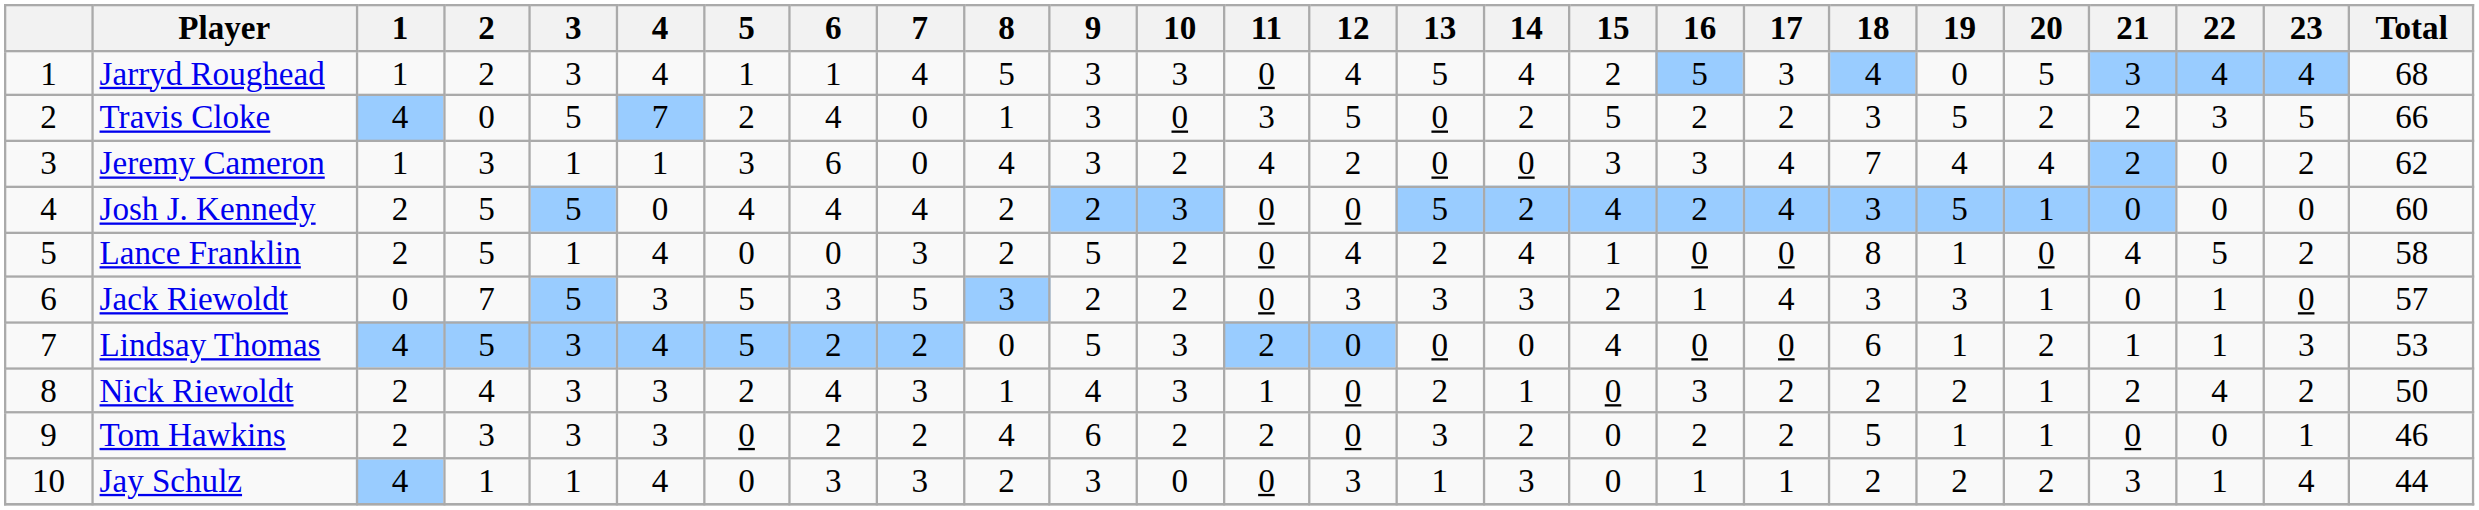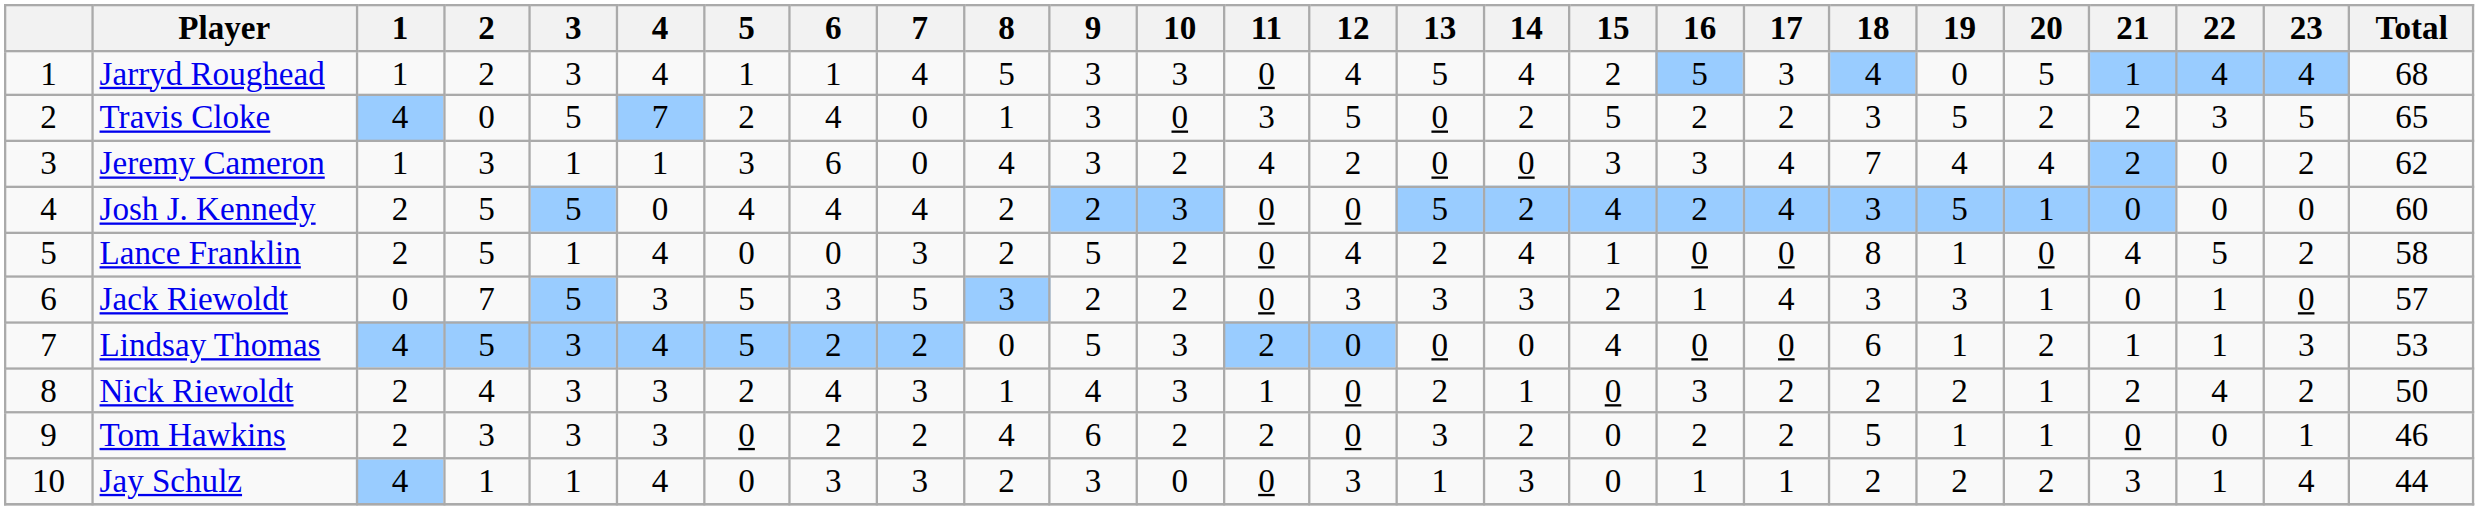(2133, 72) 3 -> (2133, 72) 1
(2412, 118) 66 -> (2412, 118) 65
